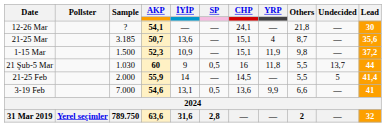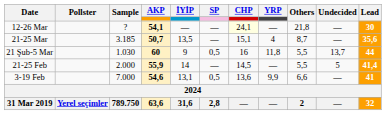(244, 27) no background -> (244, 27) lightyellow background
(185, 39) 13,6 -> (185, 39) 13,5
- row: (30, 52)
